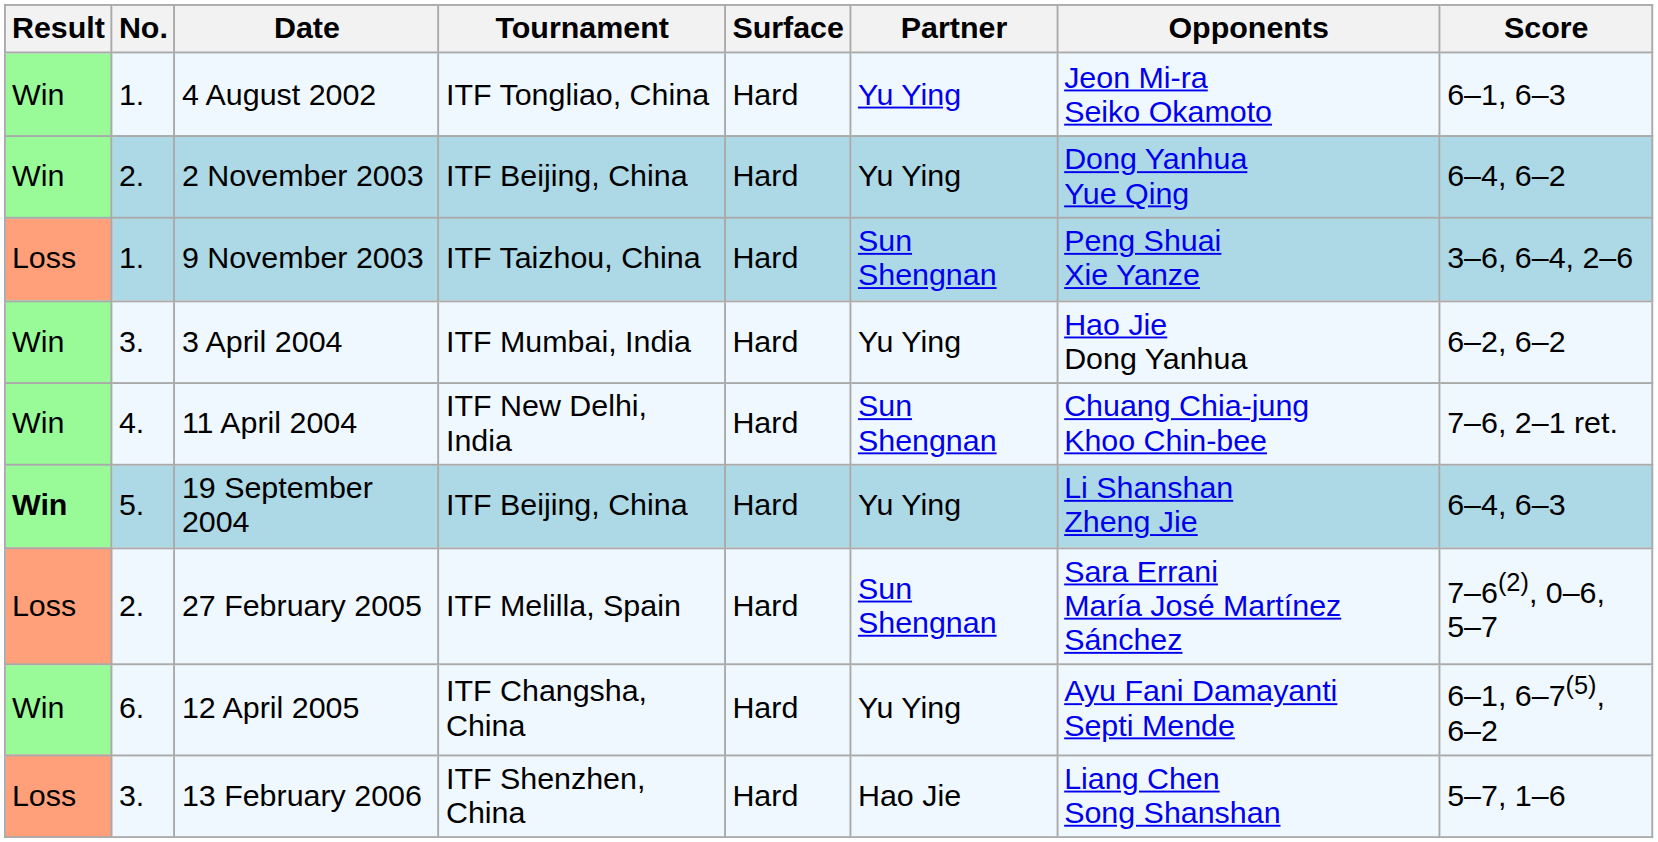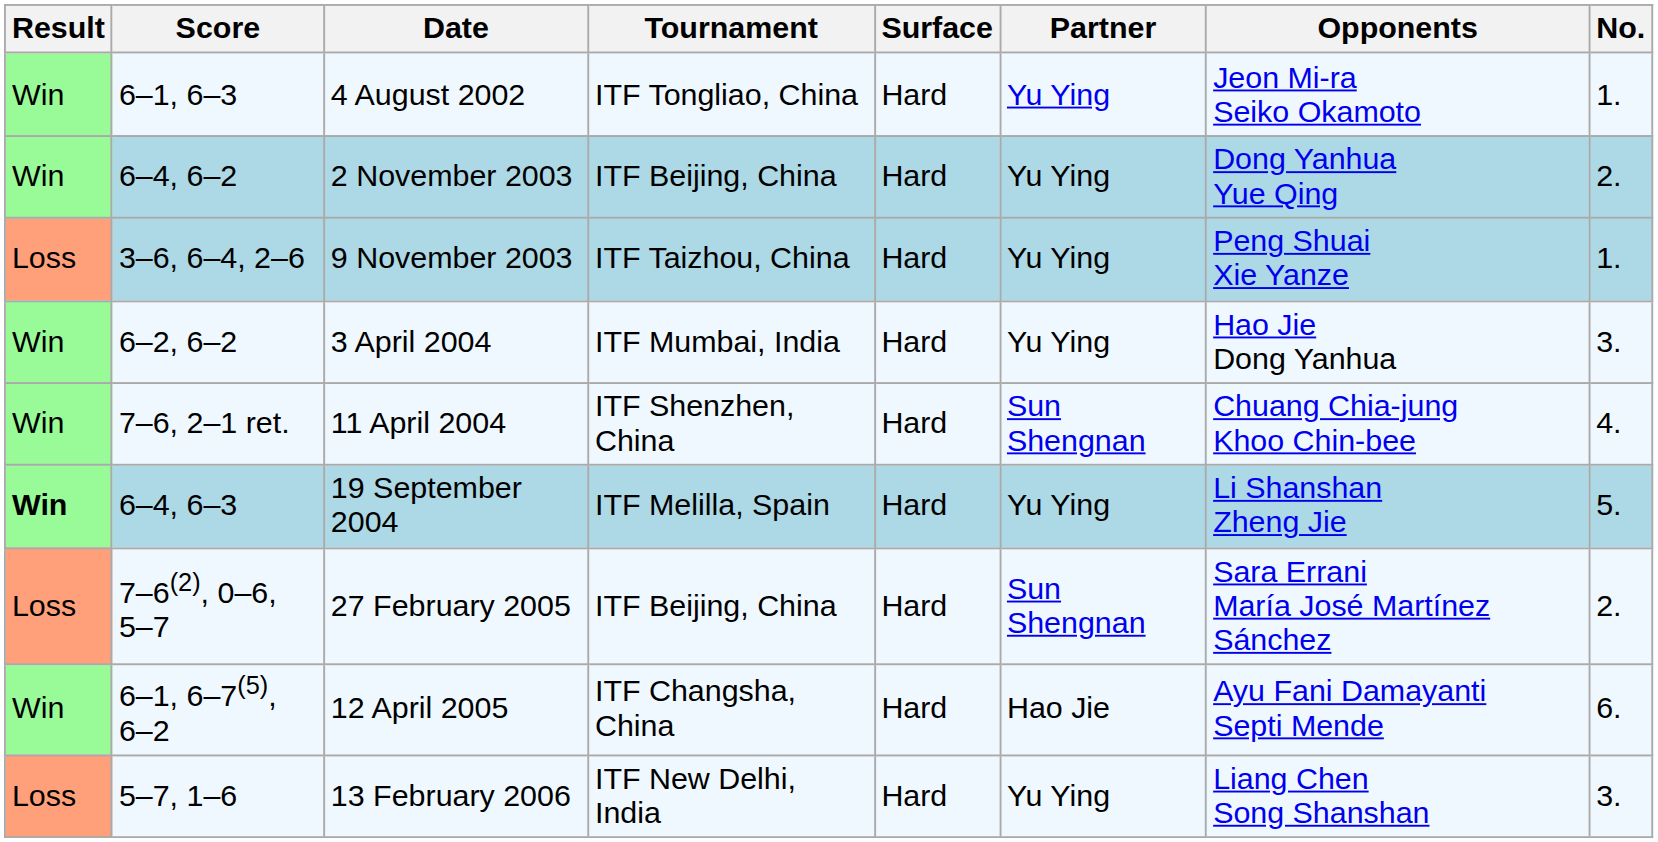columns swapped: (143, 28) <-> (1546, 28)
(927, 258) Sun Shengnan -> (1058, 258) Yu Ying
(546, 423) ITF New Delhi, India -> (695, 423) ITF Shenzhen, China
(567, 505) ITF Beijing, China -> (712, 505) ITF Melilla, Spain
(563, 605) ITF Melilla, Spain -> (716, 605) ITF Beijing, China
(910, 709) Yu Ying -> (1058, 709) Hao Jie
(546, 795) ITF Shenzhen, China -> (695, 795) ITF New Delhi, India
(909, 795) Hao Jie -> (1058, 795) Yu Ying
